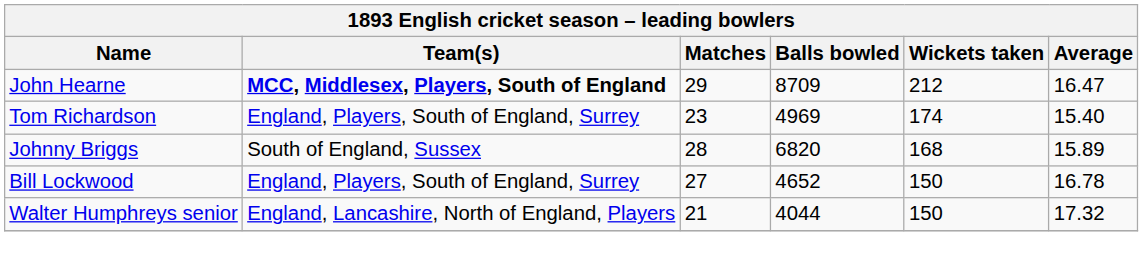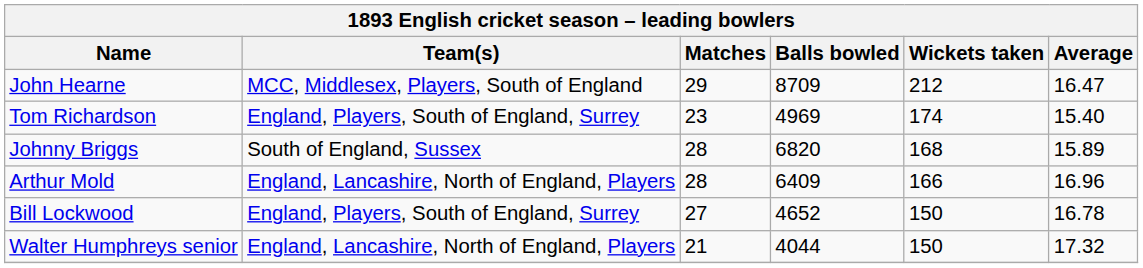(457, 85) bold -> (445, 85) normal
+ row: (62, 181)
